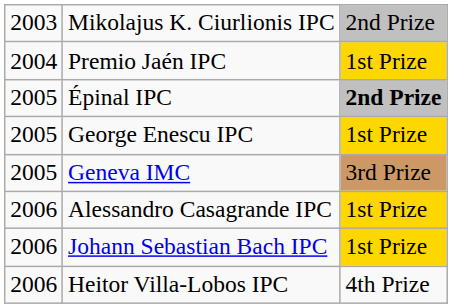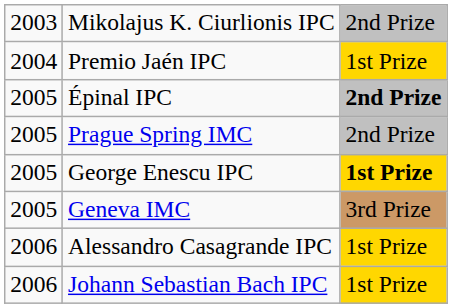+ row: (160, 135)
(386, 135) normal -> (389, 172) bold
- row: (178, 284)
